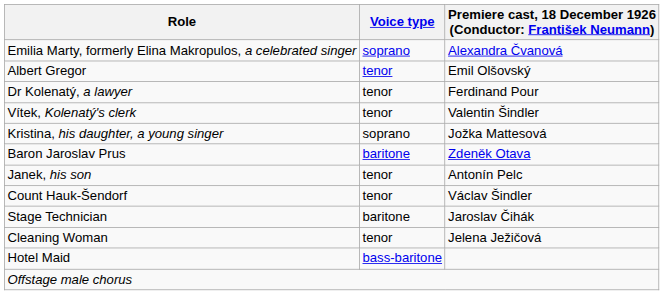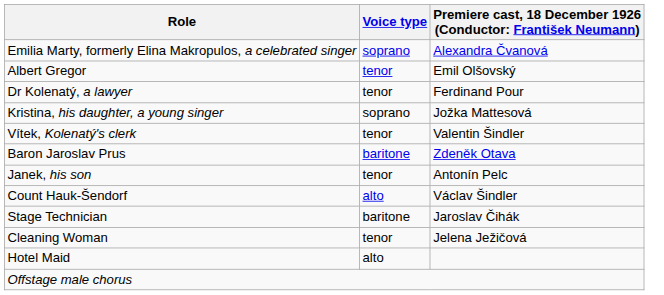rows swapped: (72, 112) <-> (115, 133)
(377, 196) tenor -> (373, 196) alto
(402, 258) bass-baritone -> (373, 258) alto
